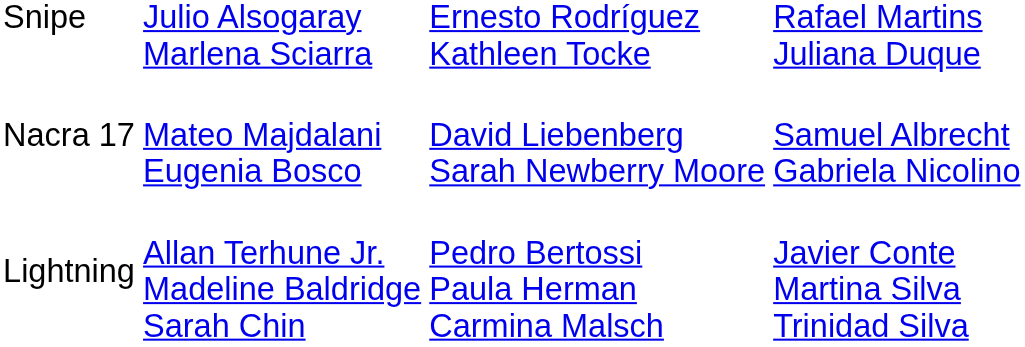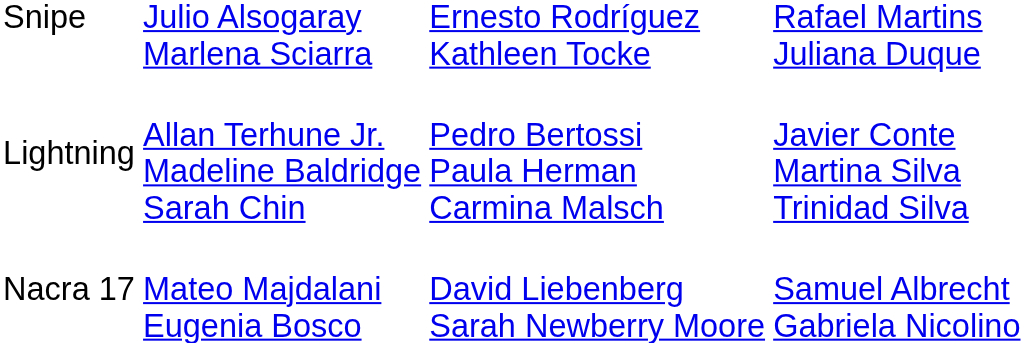rows swapped: (69, 271) <-> (69, 135)
